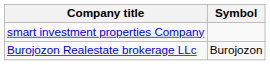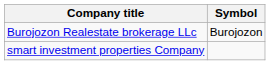rows swapped: (102, 50) <-> (106, 32)
